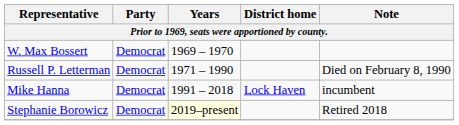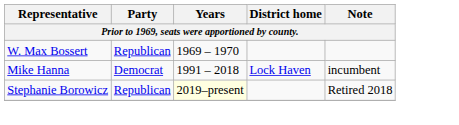(141, 50) Democrat -> (142, 50) Republican
- row: (59, 70)
(141, 110) Democrat -> (142, 90) Republican
